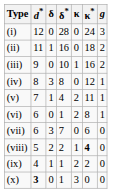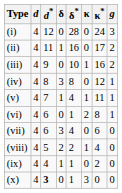+ column: (36, 14)
(90, 48) 18 -> (100, 48) 17
(76, 98) 2 -> (86, 98) 1
(61, 131) 7 -> (71, 131) 4
(87, 147) bold -> (97, 147) normal
(76, 164) 2 -> (86, 164) 0
